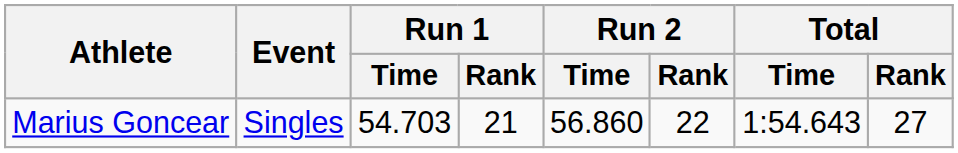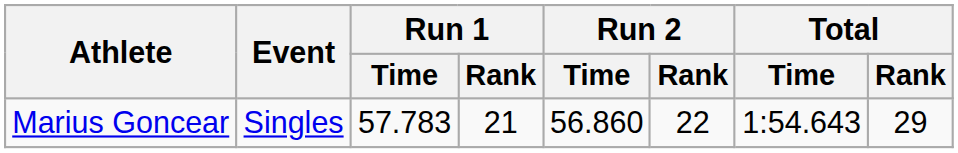(405, 123) 54.703 -> (405, 123) 57.783
(910, 123) 27 -> (910, 123) 29
